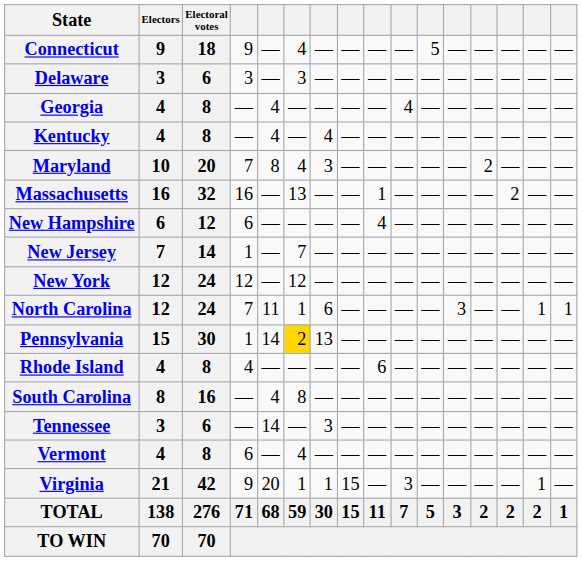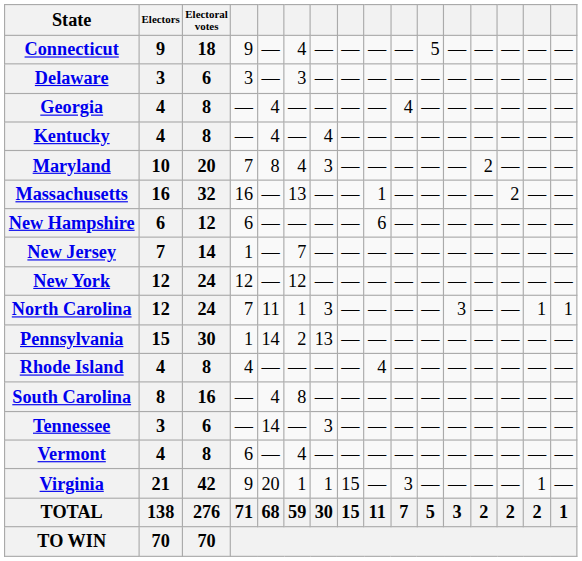(382, 223) 4 -> (382, 223) 6
(328, 309) 6 -> (328, 309) 3
(302, 338) gold background -> (302, 338) no background
(382, 367) 6 -> (382, 367) 4
